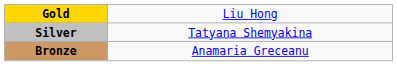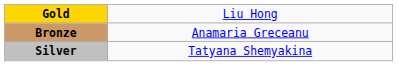rows swapped: (56, 32) <-> (56, 51)
